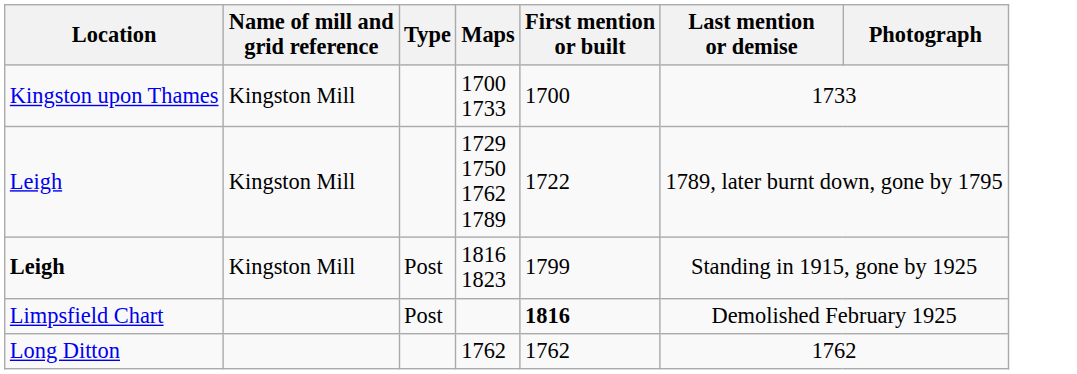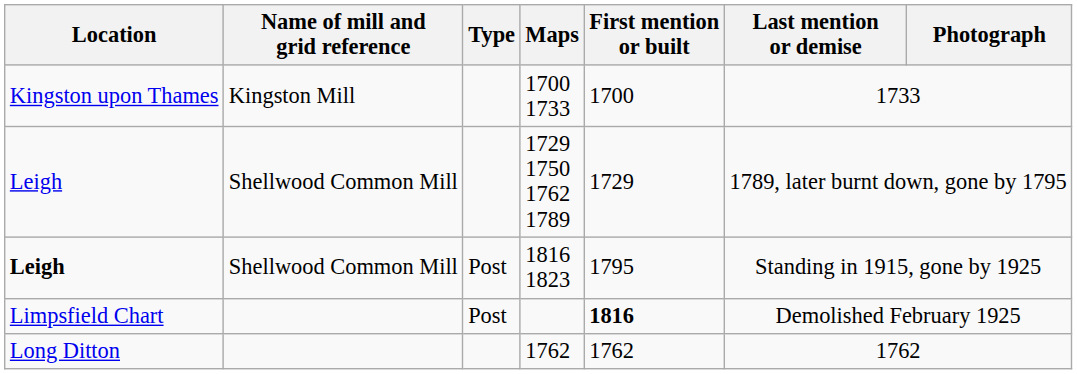(292, 181) Kingston Mill -> (343, 181) Shellwood Common Mill
(548, 181) 1722 -> (612, 181) 1729
(292, 267) Kingston Mill -> (343, 267) Shellwood Common Mill
(548, 267) 1799 -> (612, 267) 1795
